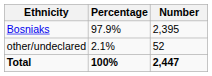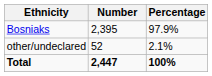columns swapped: (179, 12) <-> (119, 12)
